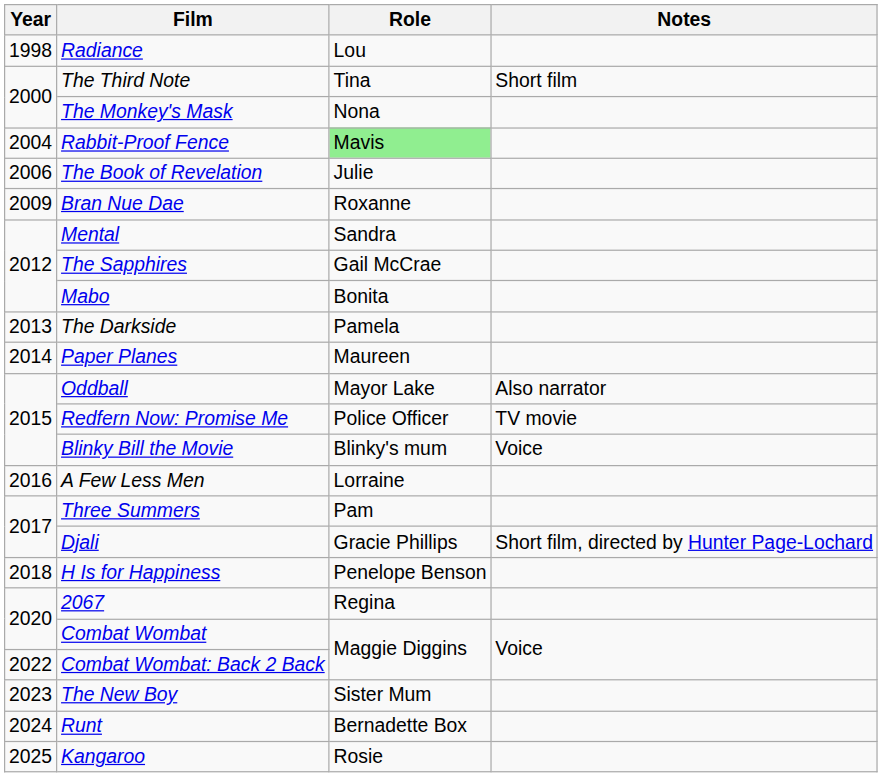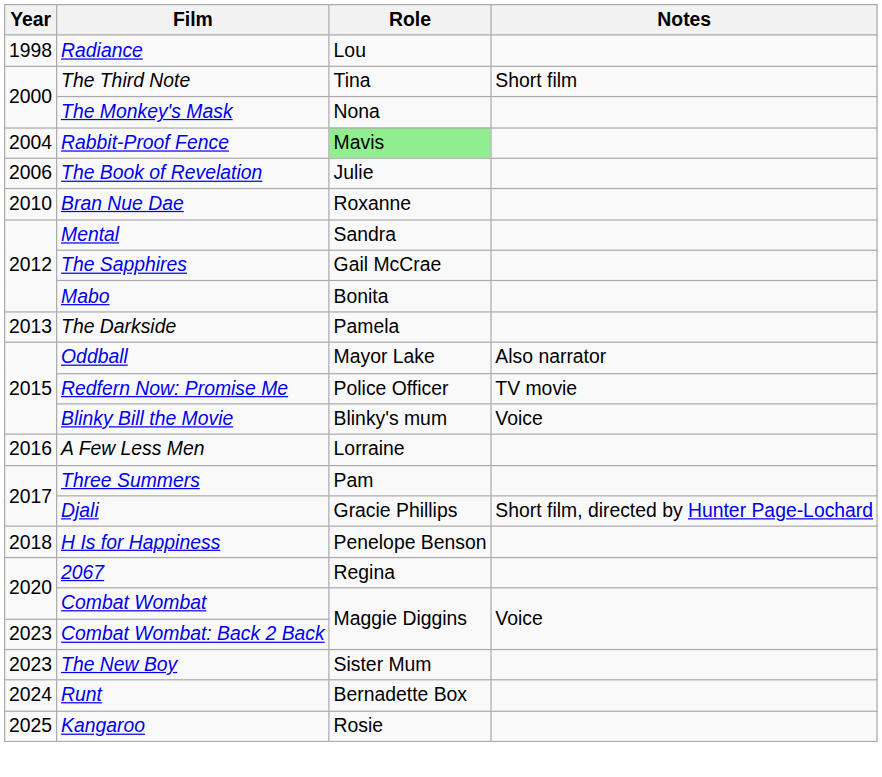(31, 204) 2009 -> (31, 204) 2010
- row: (119, 357)
(31, 664) 2022 -> (31, 633) 2023
